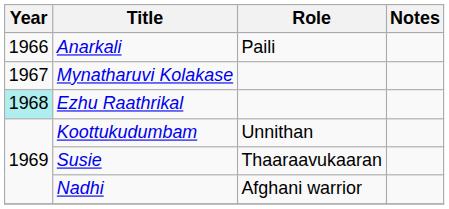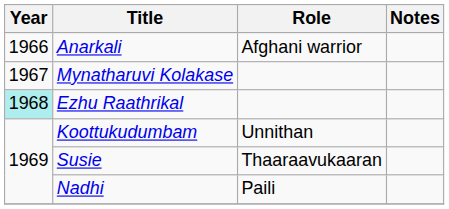(258, 47) Paili -> (302, 47) Afghani warrior
(302, 189) Afghani warrior -> (258, 189) Paili
